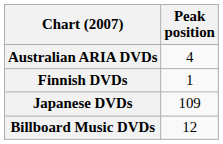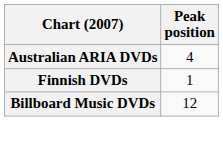- row: (83, 103)
